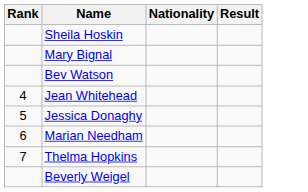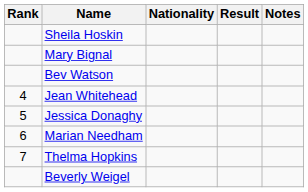+ column: (283, 14)
